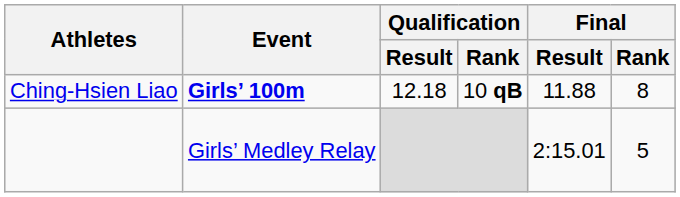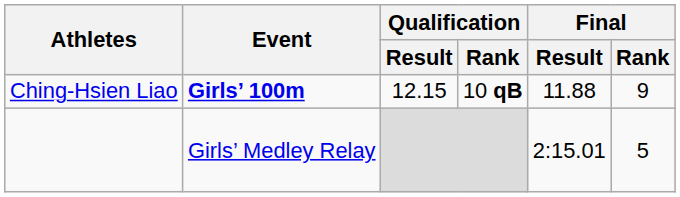(419, 92) 12.18 -> (419, 92) 12.15
(643, 92) 8 -> (643, 92) 9
